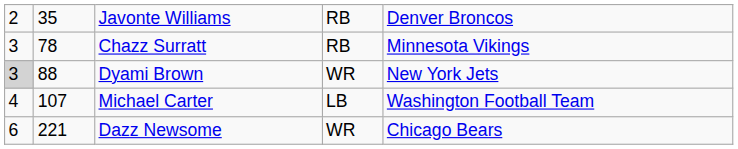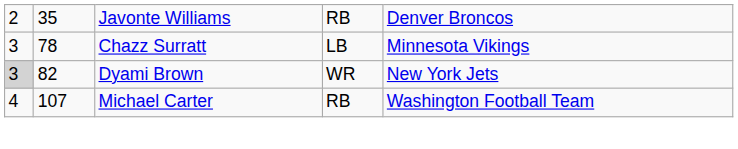(338, 46) RB -> (337, 46) LB
(47, 74) 88 -> (47, 74) 82
(337, 102) LB -> (338, 102) RB
- row: (160, 130)
